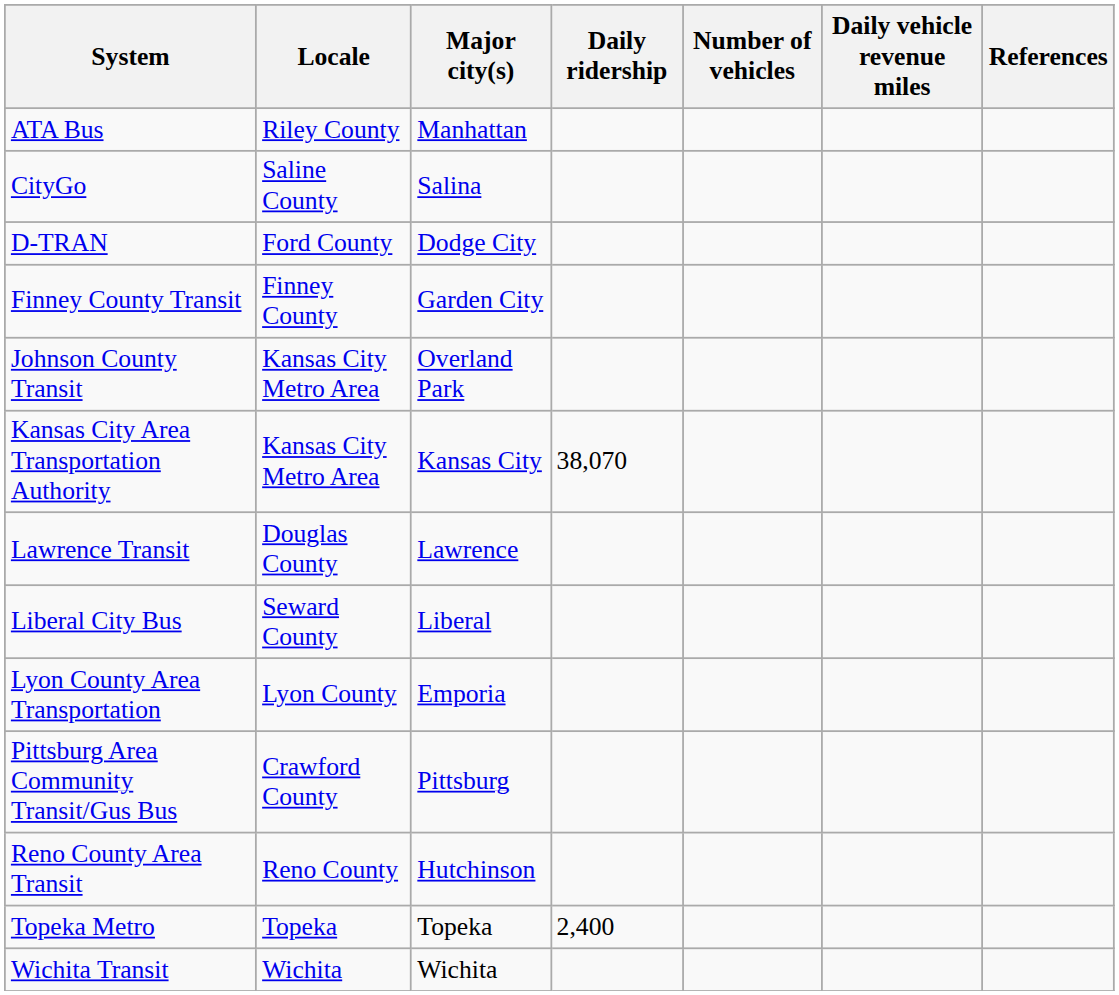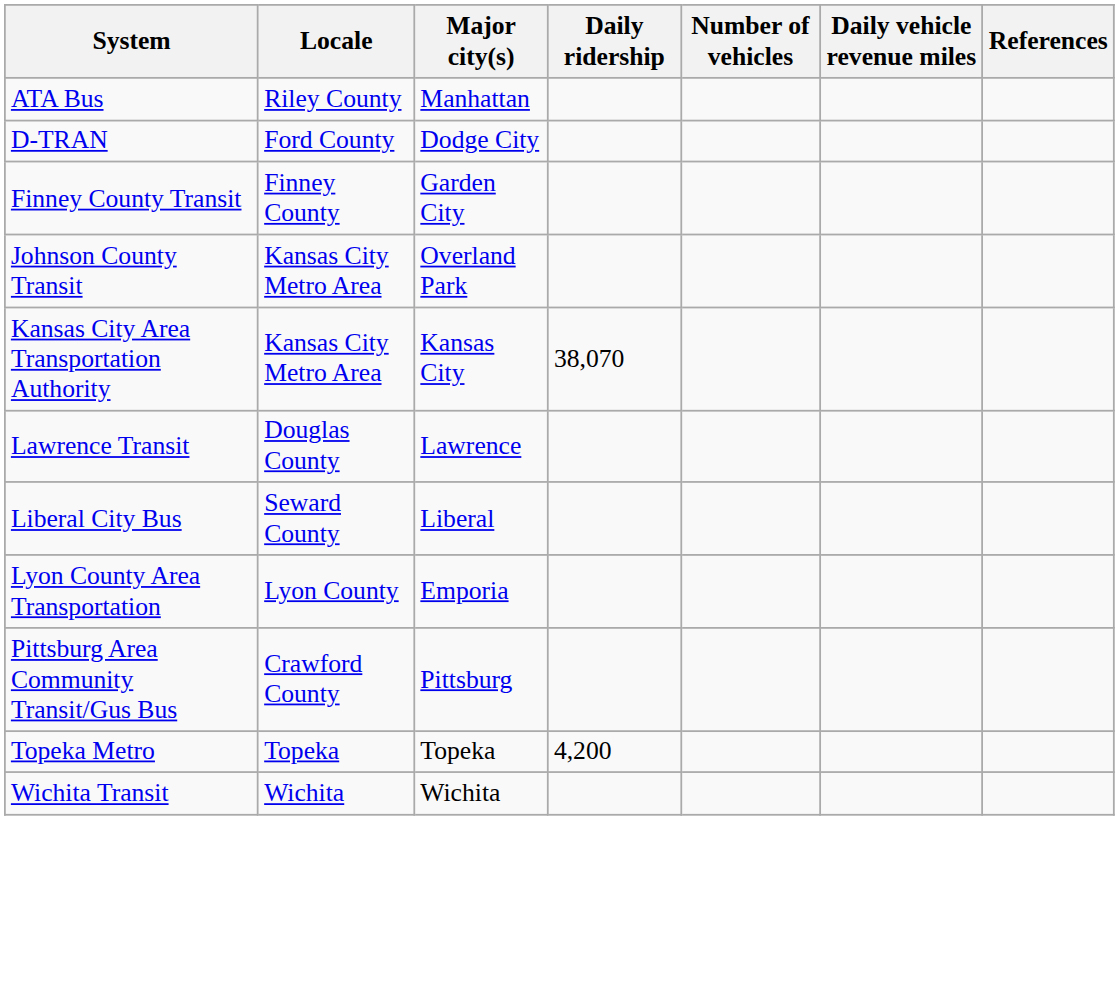- row: (49, 186)
- row: (106, 869)
(585, 926) 2,400 -> (583, 751) 4,200
